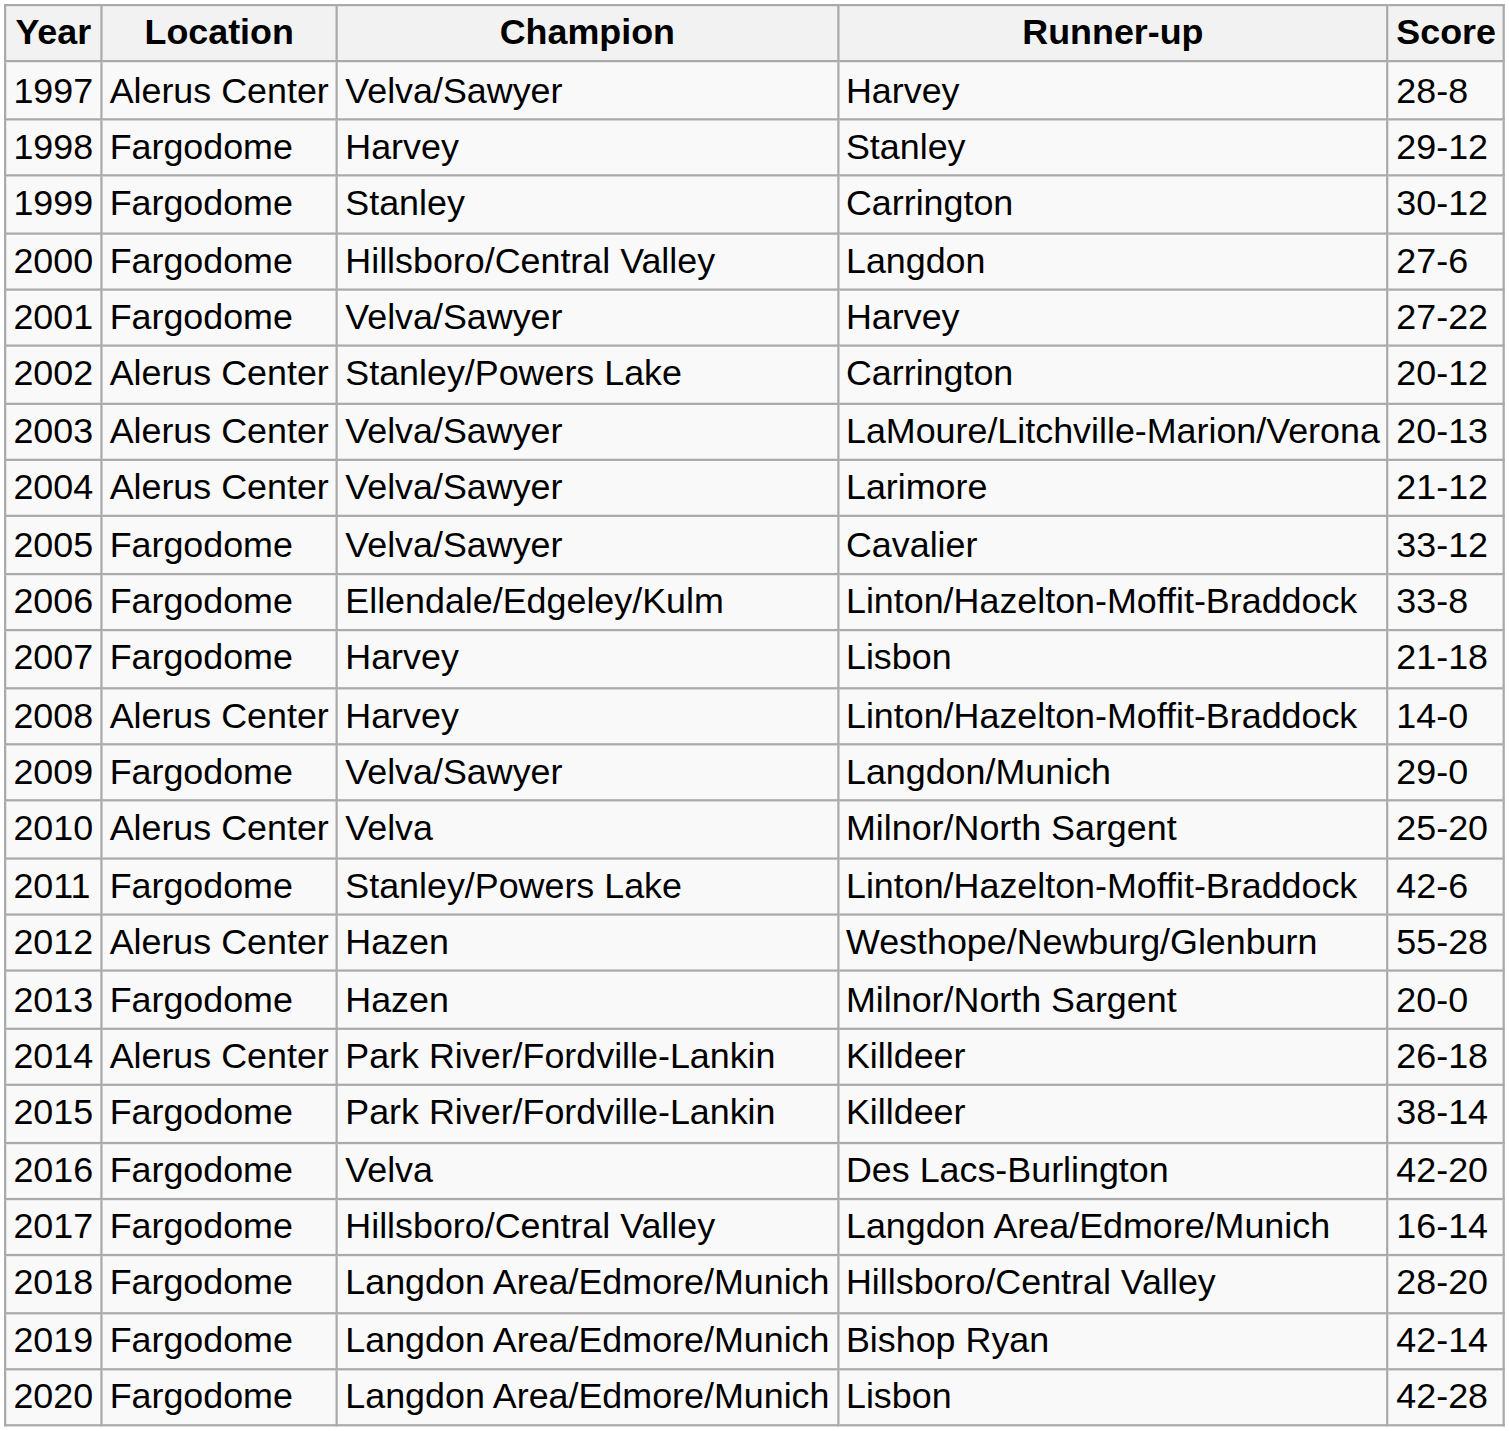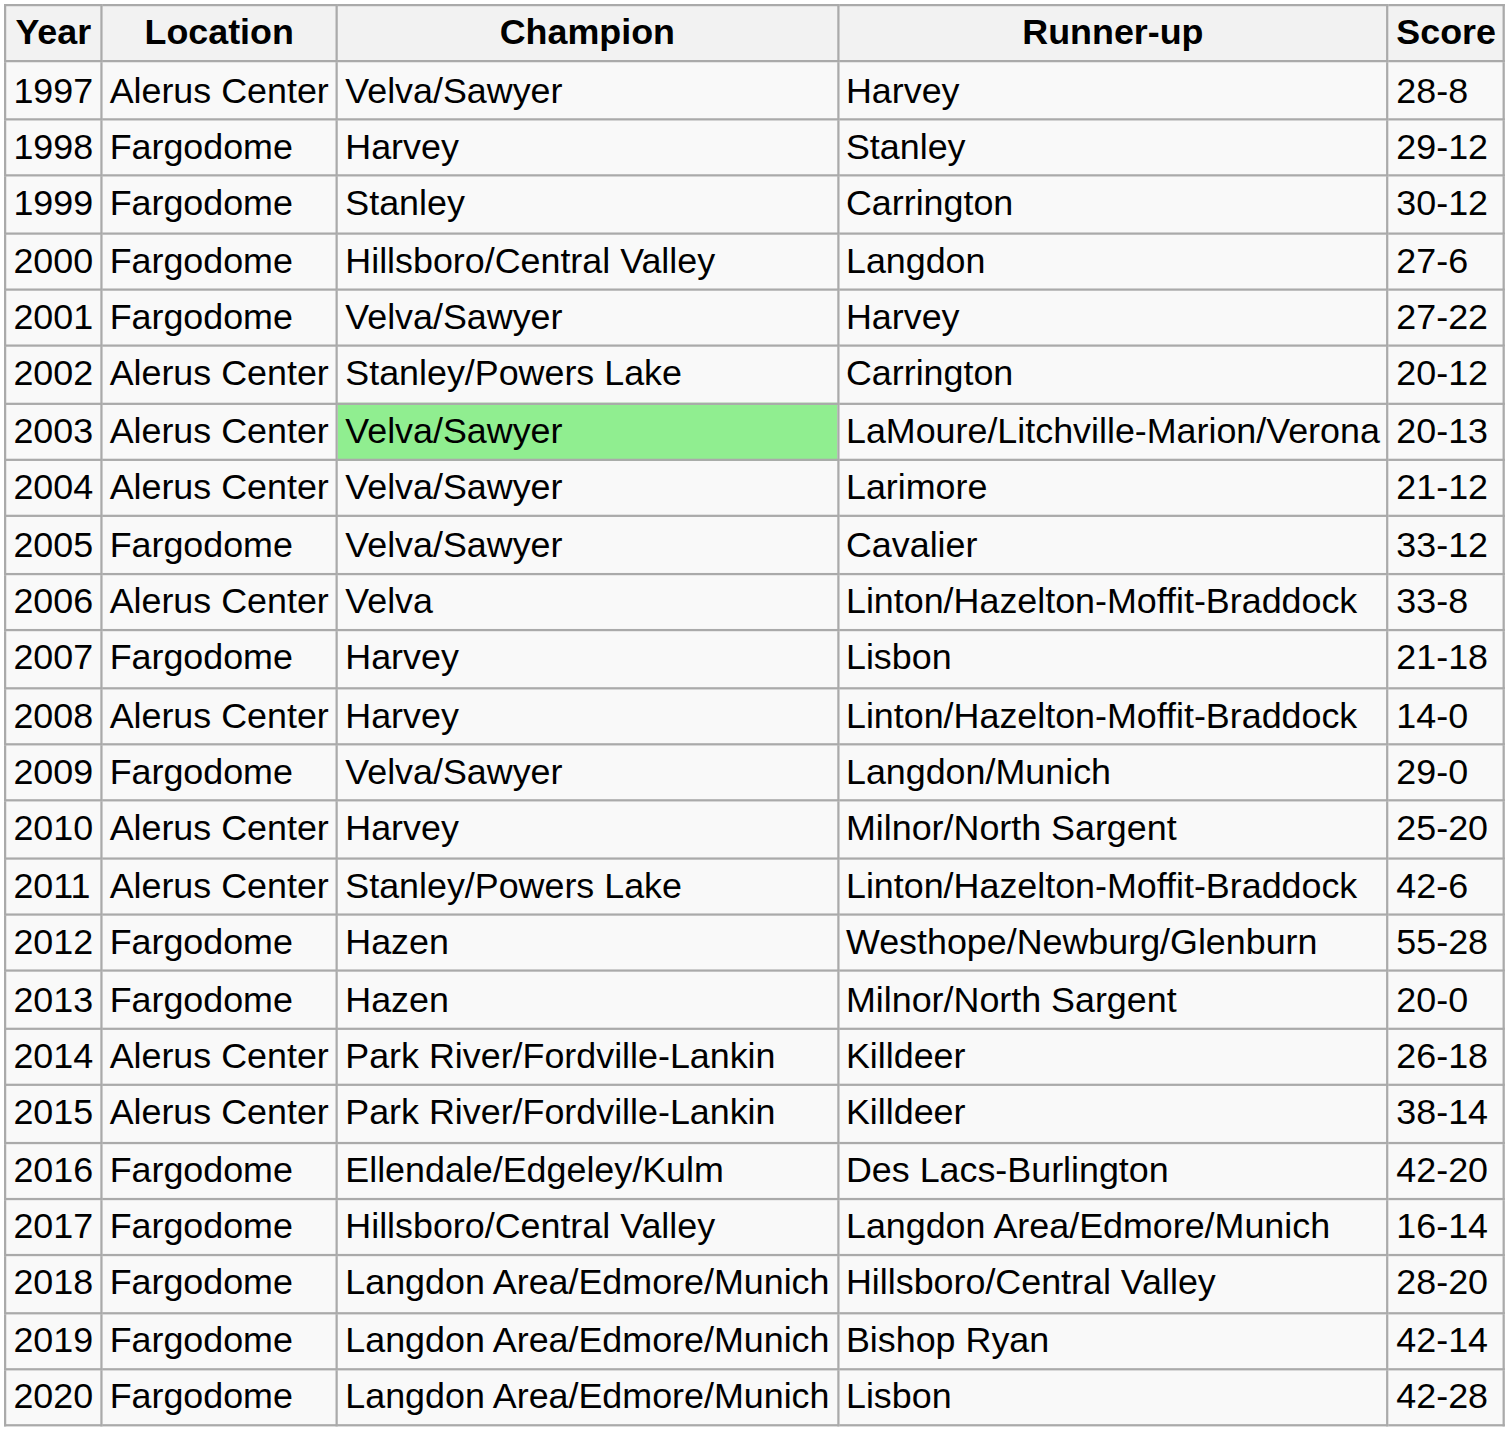(454, 430) no background -> (454, 430) lightgreen background
(201, 601) Fargodome -> (219, 601) Alerus Center
(535, 601) Ellendale/Edgeley/Kulm -> (389, 601) Velva
(389, 828) Velva -> (402, 828) Harvey
(201, 885) Fargodome -> (219, 885) Alerus Center
(219, 942) Alerus Center -> (201, 942) Fargodome
(201, 1112) Fargodome -> (219, 1112) Alerus Center
(389, 1169) Velva -> (535, 1169) Ellendale/Edgeley/Kulm
